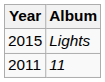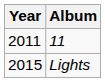rows swapped: (70, 41) <-> (57, 65)
